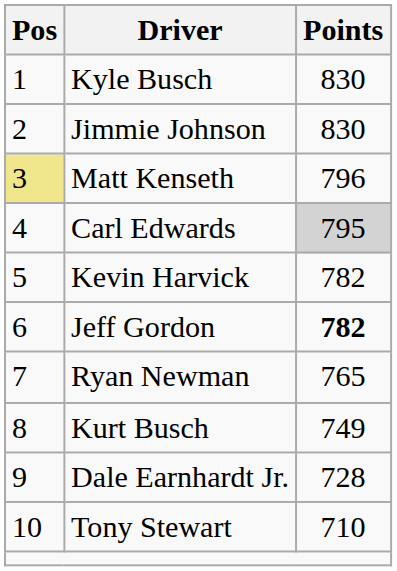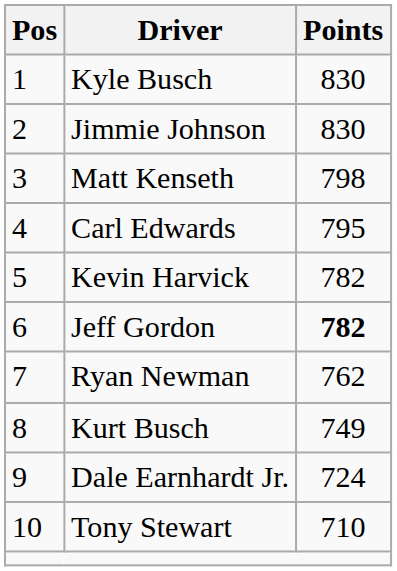(19, 178) khaki background -> (19, 178) no background
(343, 178) 796 -> (343, 178) 798
(343, 227) lightgrey background -> (343, 227) no background
(343, 376) 765 -> (343, 376) 762
(343, 476) 728 -> (343, 476) 724
